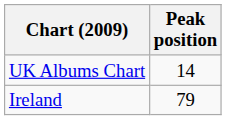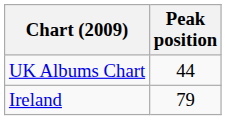(186, 70) 14 -> (186, 70) 44
